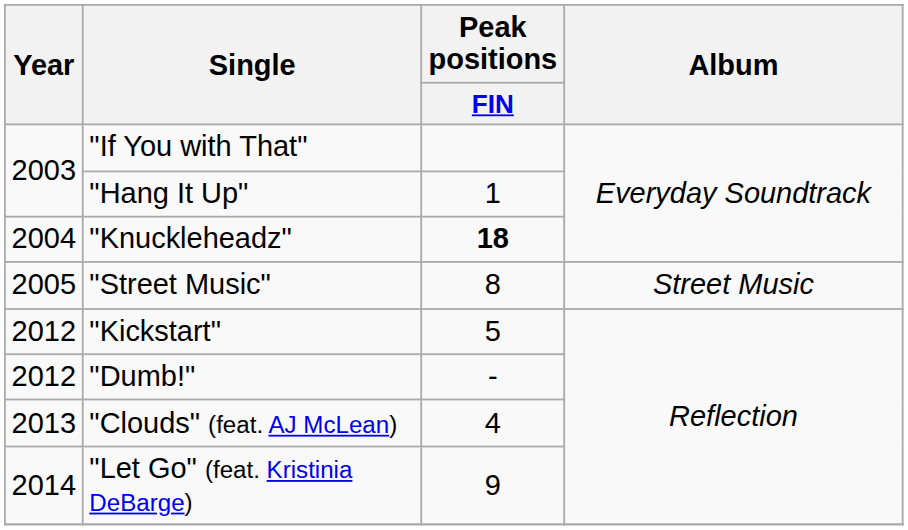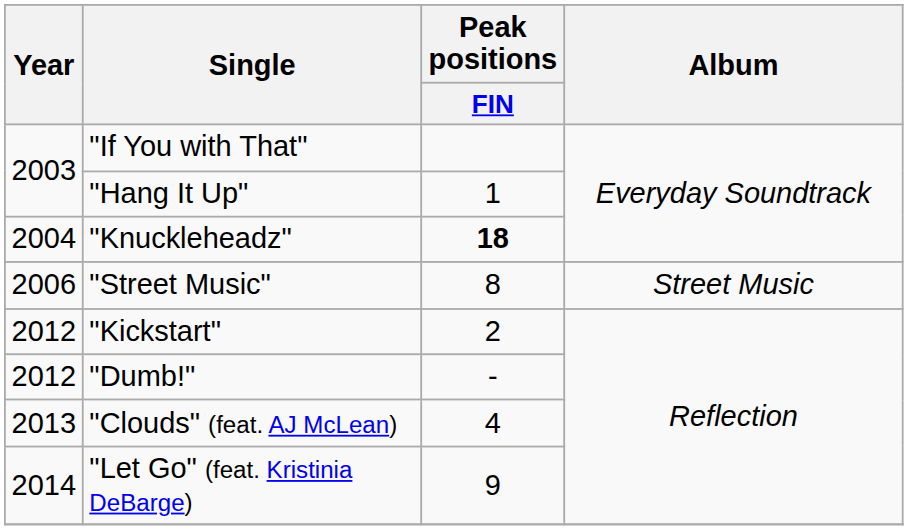(44, 284) 2005 -> (44, 284) 2006
(493, 330) 5 -> (493, 330) 2
